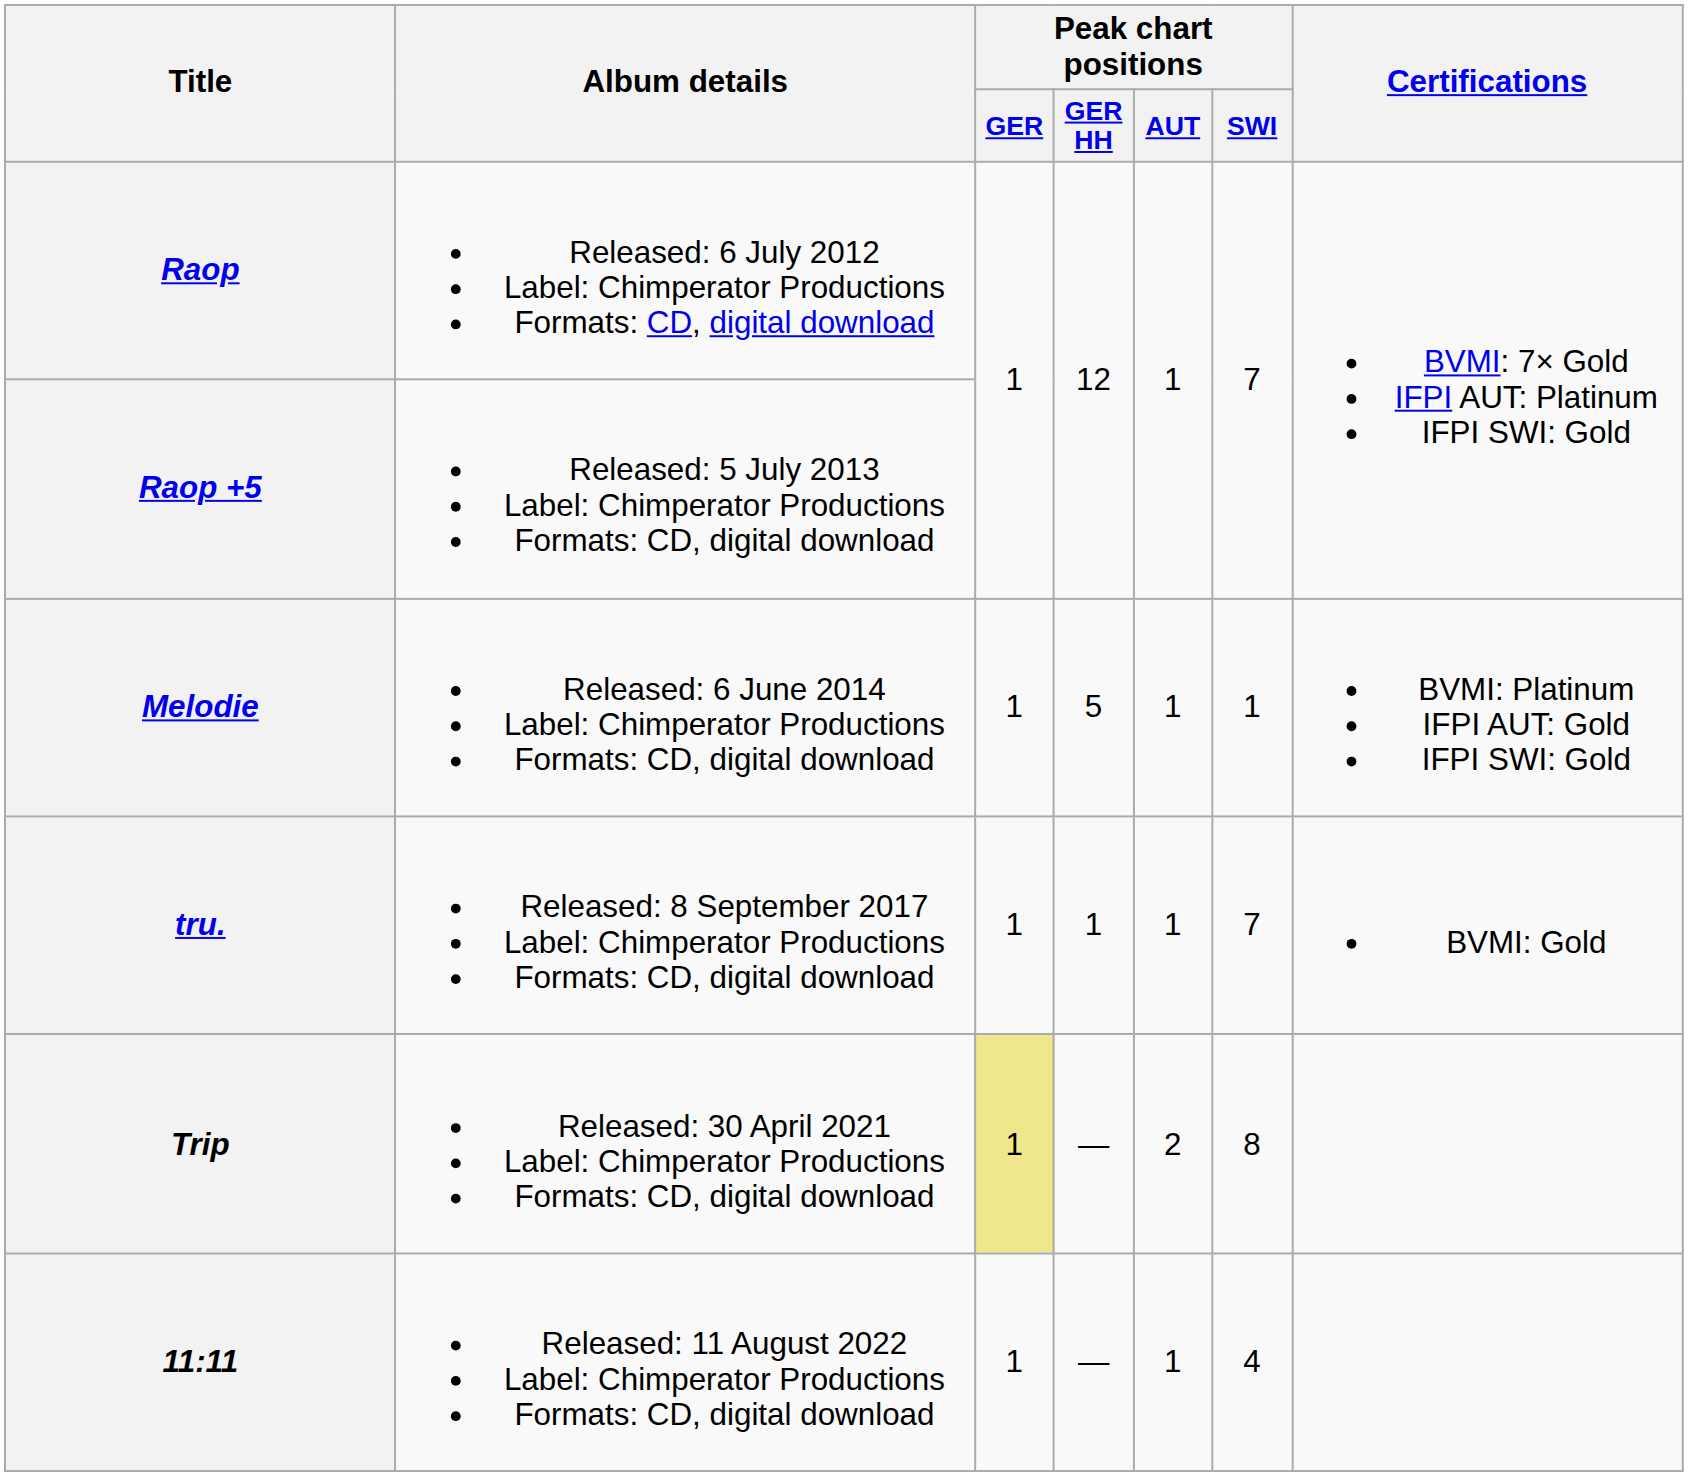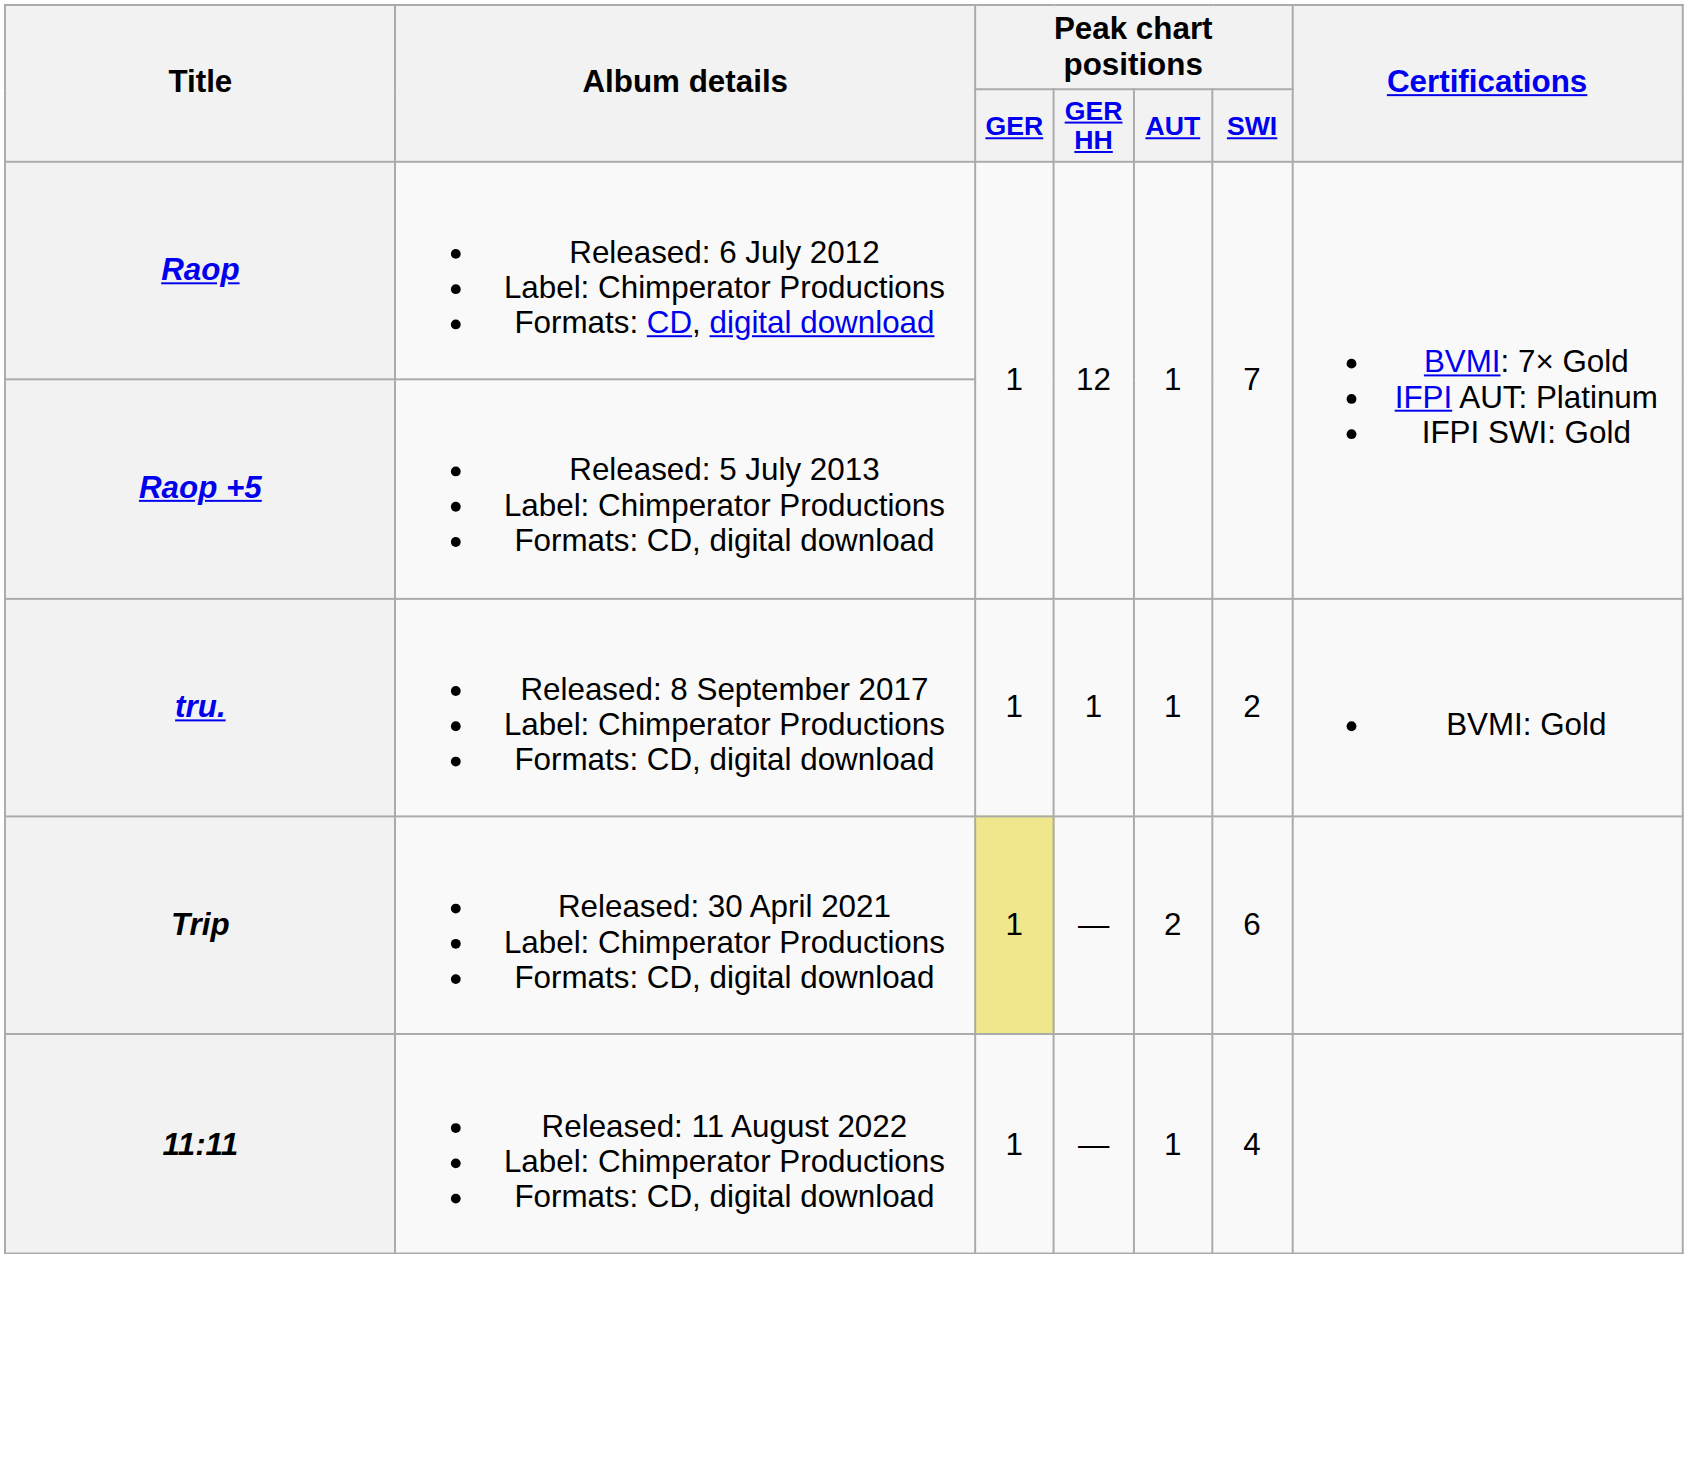- row: (200, 706)
(1252, 924) 7 -> (1252, 706) 2
(1252, 1143) 8 -> (1252, 924) 6
